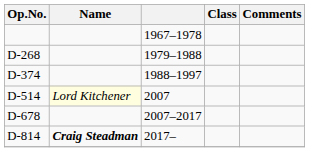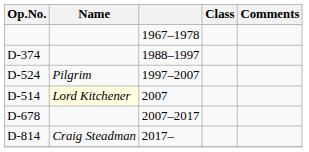- row: (24, 55)
+ row: (24, 75)
(95, 136) bold -> (94, 136) normal
